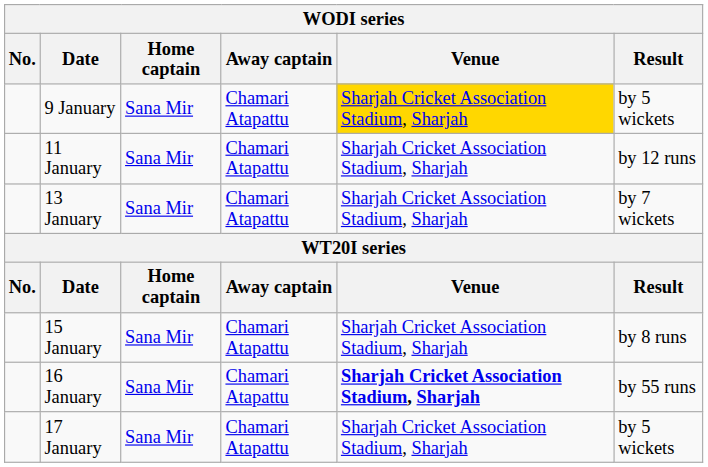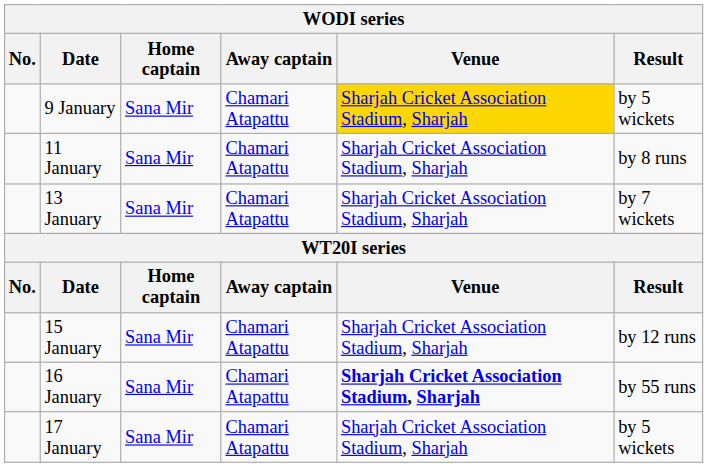(657, 158) by 12 runs -> (652, 158) by 8 runs
(652, 337) by 8 runs -> (657, 337) by 12 runs
